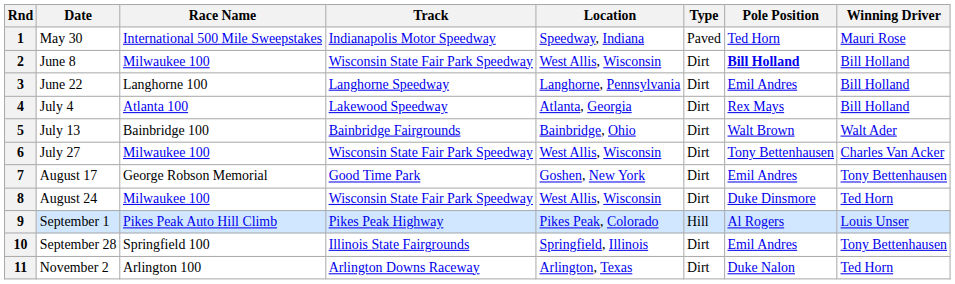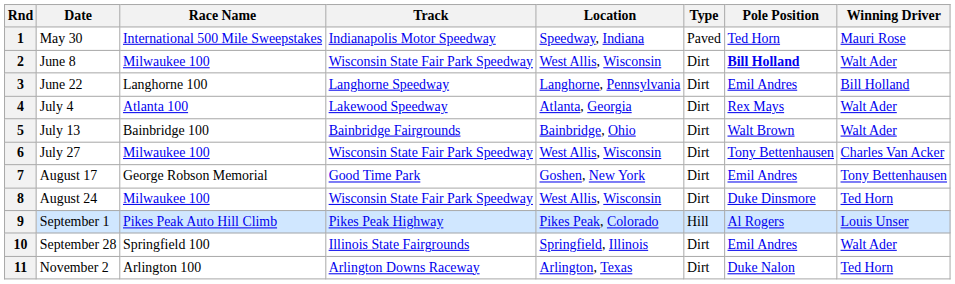(875, 61) Bill Holland -> (869, 61) Walt Ader
(875, 107) Bill Holland -> (869, 107) Walt Ader
(894, 244) Tony Bettenhausen -> (869, 244) Walt Ader
